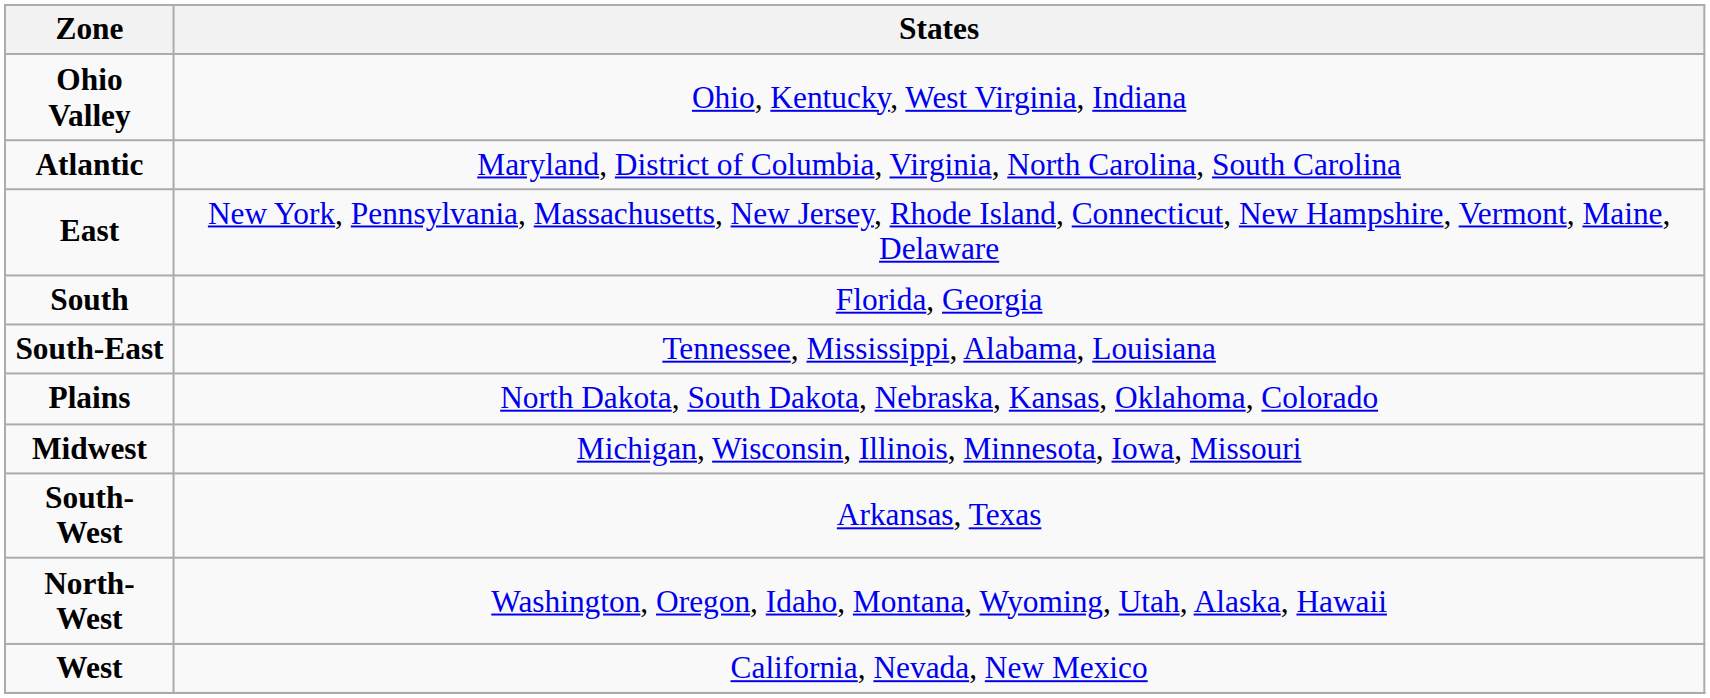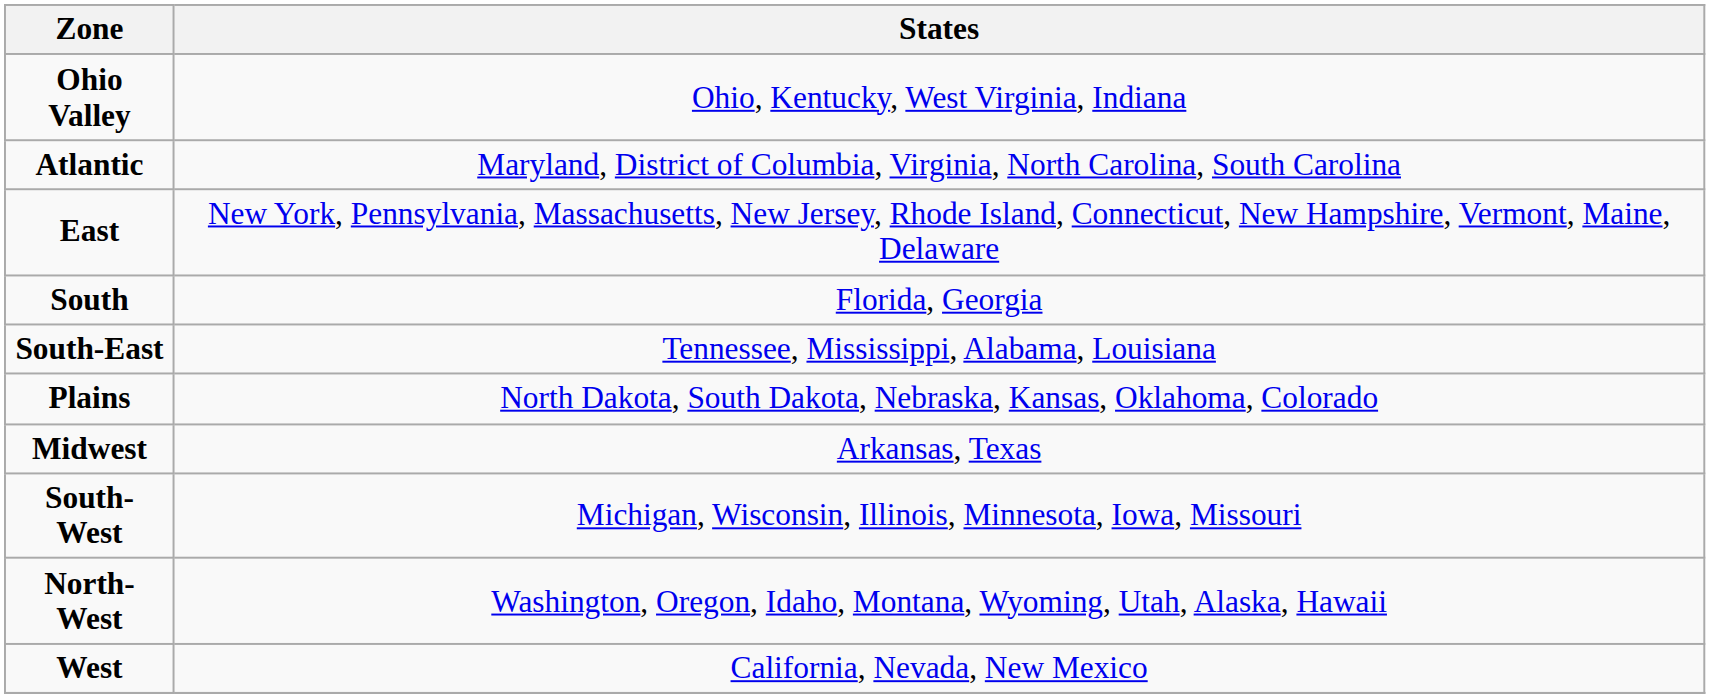(939, 448) Michigan, Wisconsin, Illinois, Minnesota, Iowa, Missouri -> (939, 448) Arkansas, Texas
(939, 515) Arkansas, Texas -> (939, 515) Michigan, Wisconsin, Illinois, Minnesota, Iowa, Missouri
